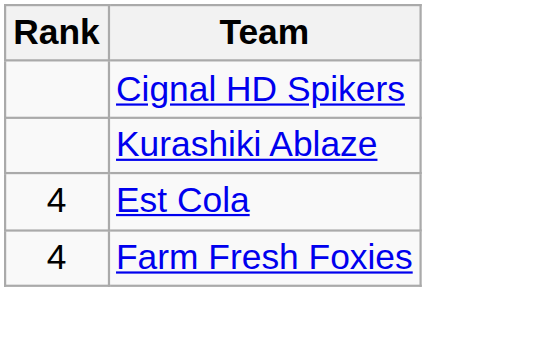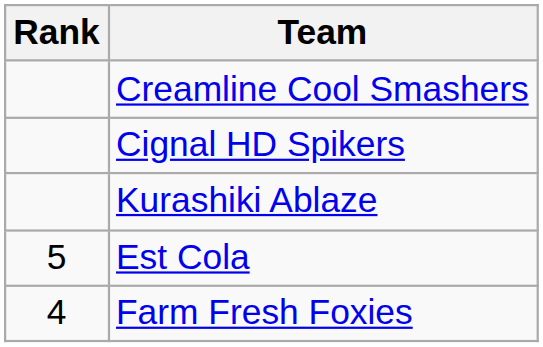+ row: (322, 88)
(56, 200) 4 -> (56, 256) 5
